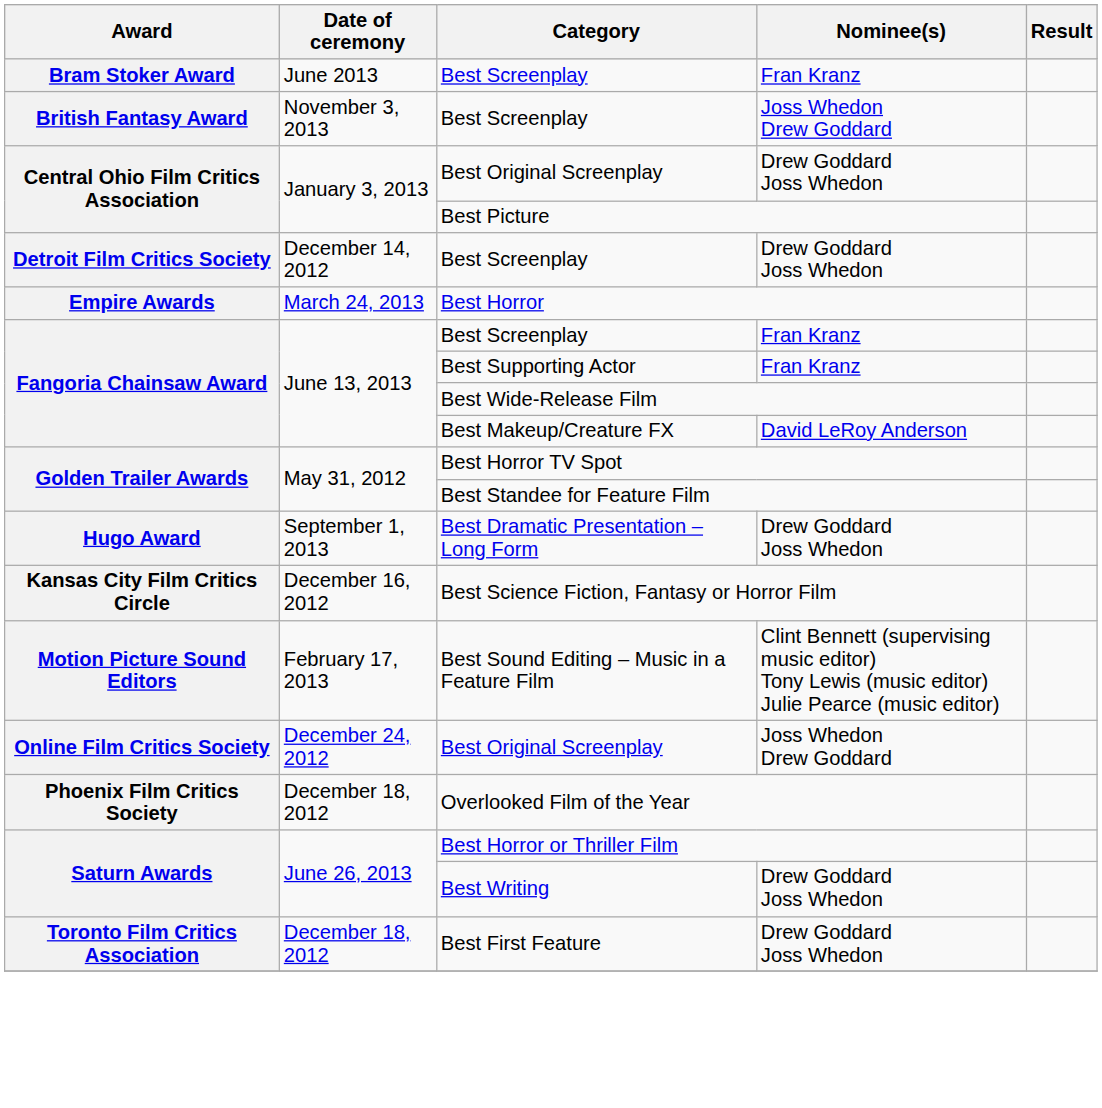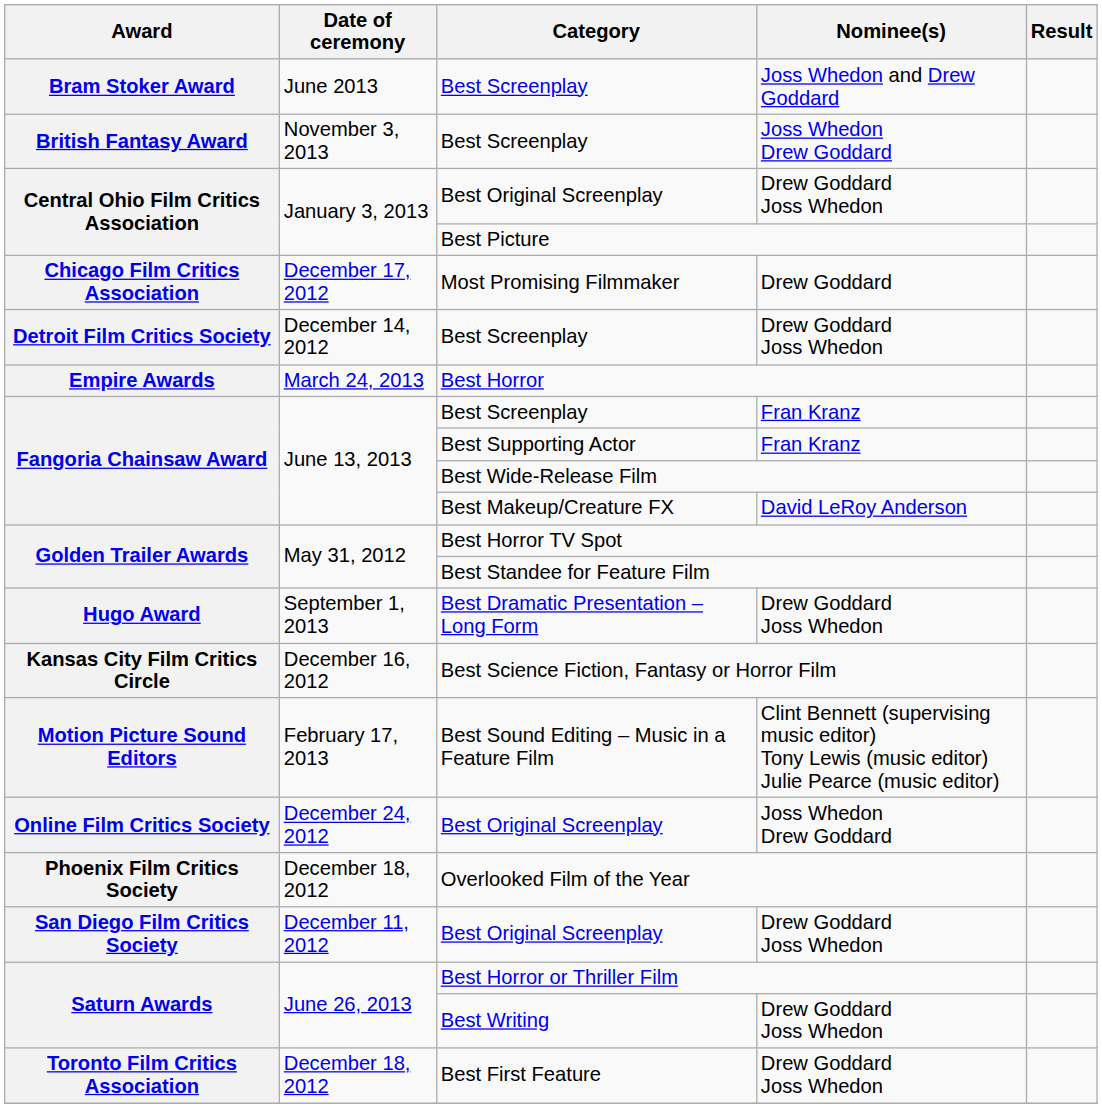(811, 75) Fran Kranz -> (868, 86) Joss Whedon and Drew Goddard
+ row: (142, 282)
+ row: (142, 934)
